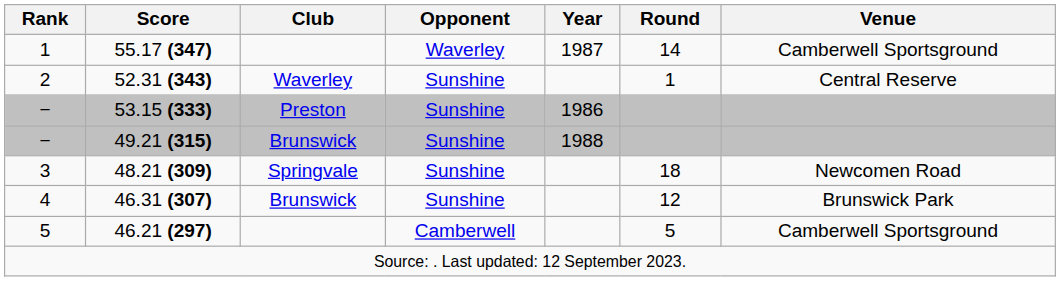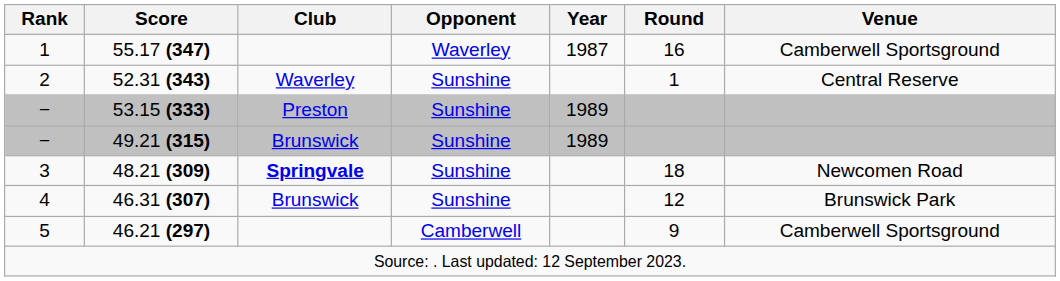(670, 49) 14 -> (674, 49) 16
(582, 110) 1986 -> (587, 110) 1989
(582, 140) 1988 -> (587, 140) 1989
(313, 170) normal -> (315, 170) bold
(670, 230) 5 -> (674, 230) 9
